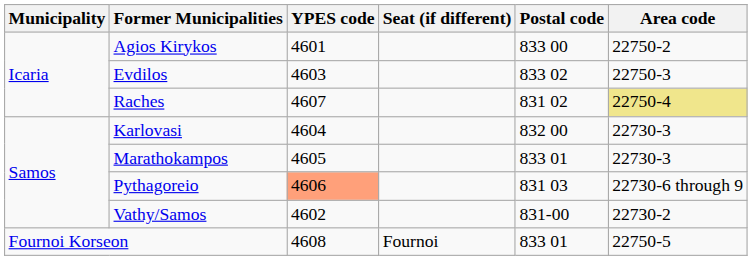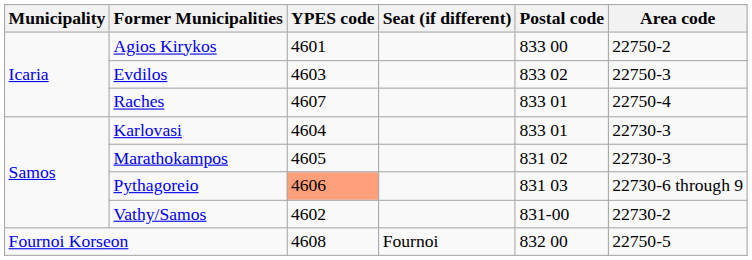(544, 102) 831 02 -> (544, 102) 833 01
(641, 102) khaki background -> (641, 102) no background
(544, 130) 832 00 -> (544, 130) 833 01
(544, 158) 833 01 -> (544, 158) 831 02
(544, 241) 833 01 -> (544, 241) 832 00
